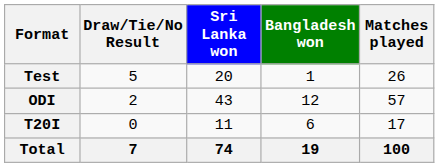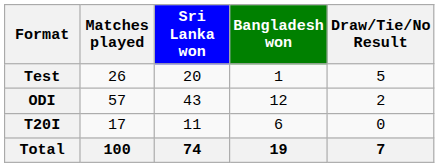columns swapped: (397, 34) <-> (133, 34)
